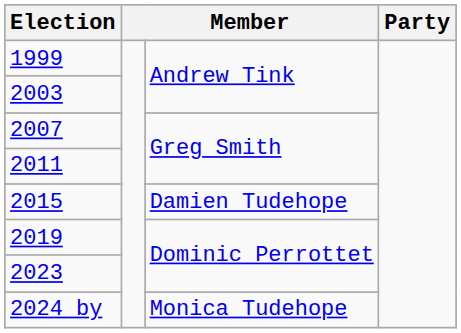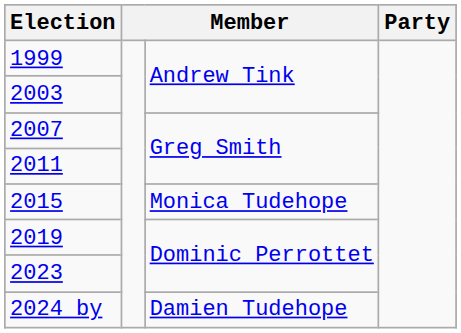(249, 202) Damien Tudehope -> (249, 202) Monica Tudehope
(249, 309) Monica Tudehope -> (249, 309) Damien Tudehope
